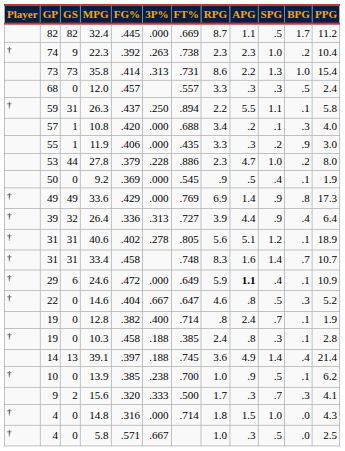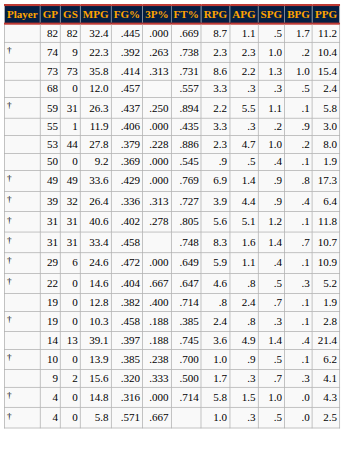- row: (99, 127)
(327, 239) 18.9 -> (328, 222) 11.8
(249, 280) bold -> (249, 263) normal
(220, 415) 1.8 -> (220, 397) 5.8
